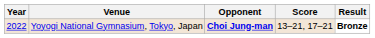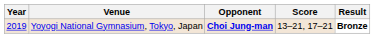(17, 26) 2022 -> (17, 26) 2019
